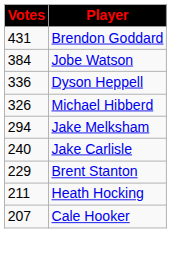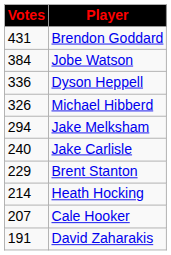(19, 194) 211 -> (19, 194) 214
+ row: (102, 238)
